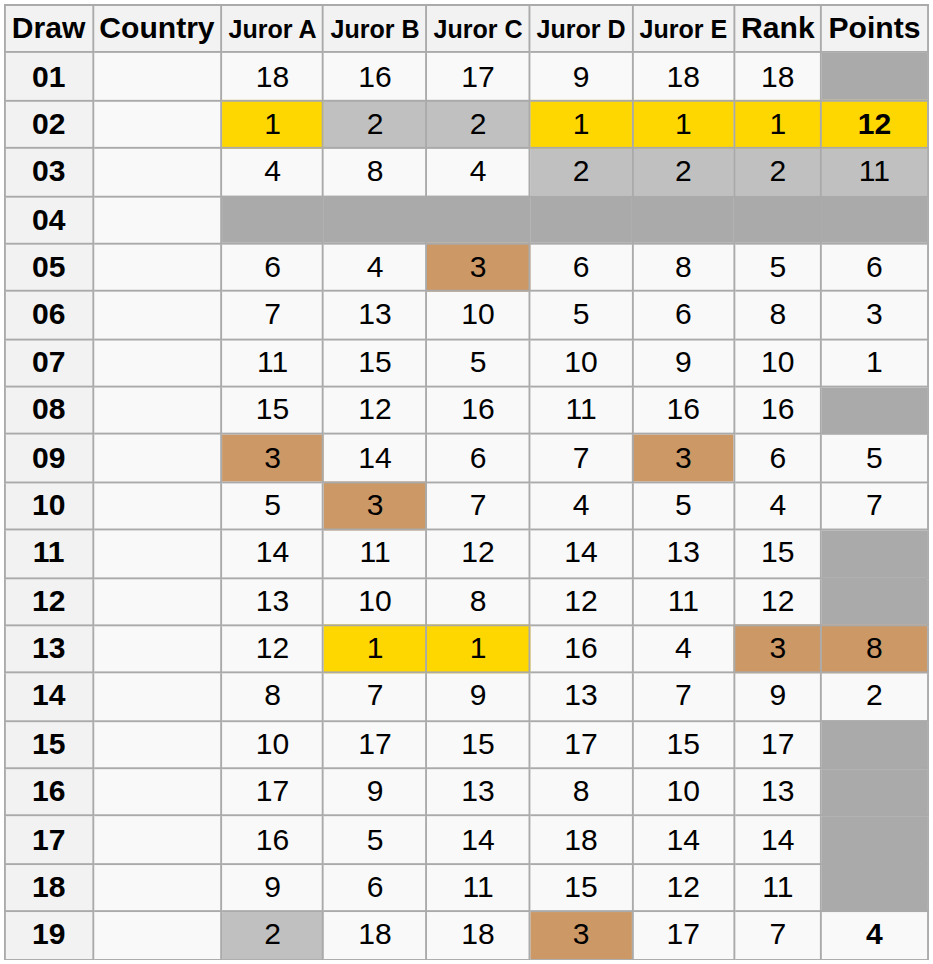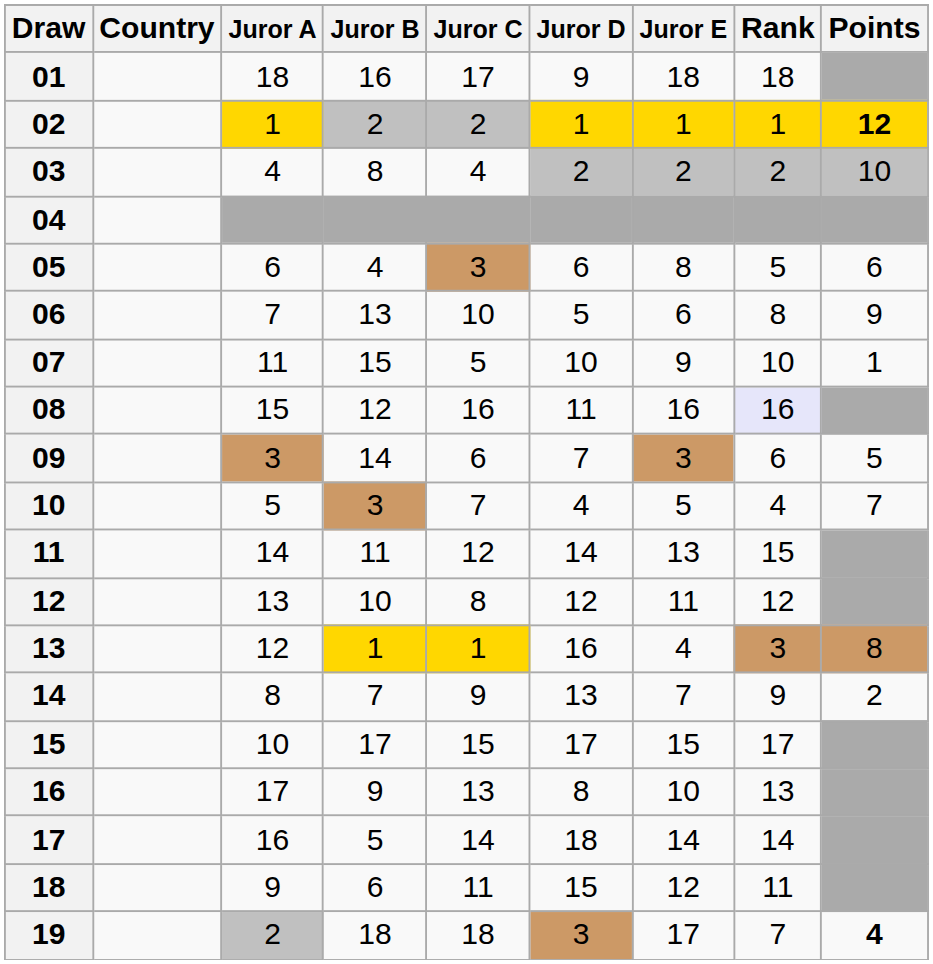(874, 171) 11 -> (874, 171) 10
(874, 314) 3 -> (874, 314) 9
(778, 409) no background -> (778, 409) lavender background
